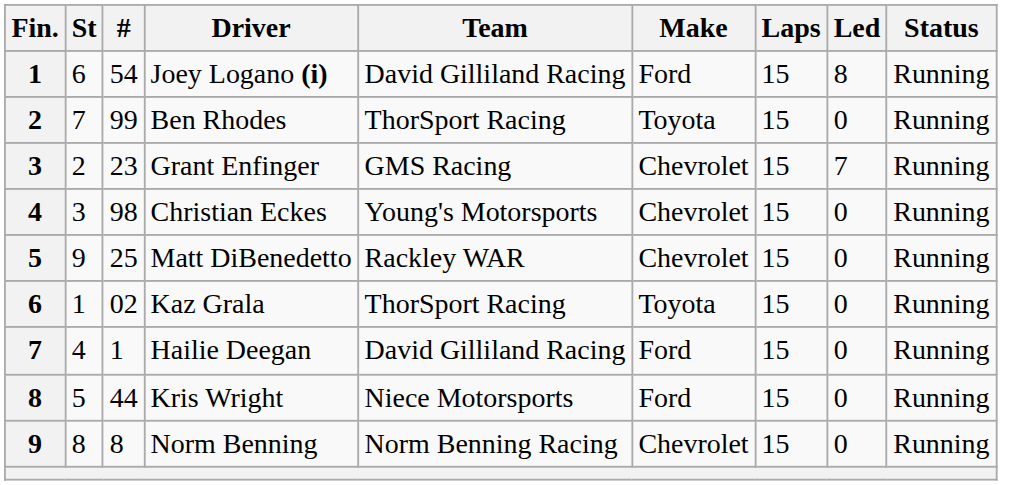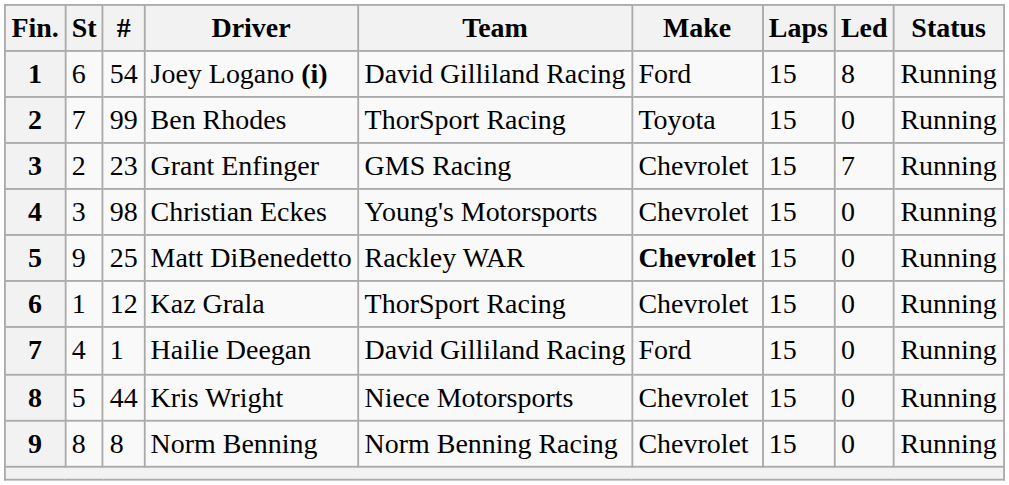(693, 258) normal -> (697, 258) bold
(124, 304) 02 -> (124, 304) 12
(677, 304) Toyota -> (693, 304) Chevrolet
(665, 396) Ford -> (693, 396) Chevrolet
